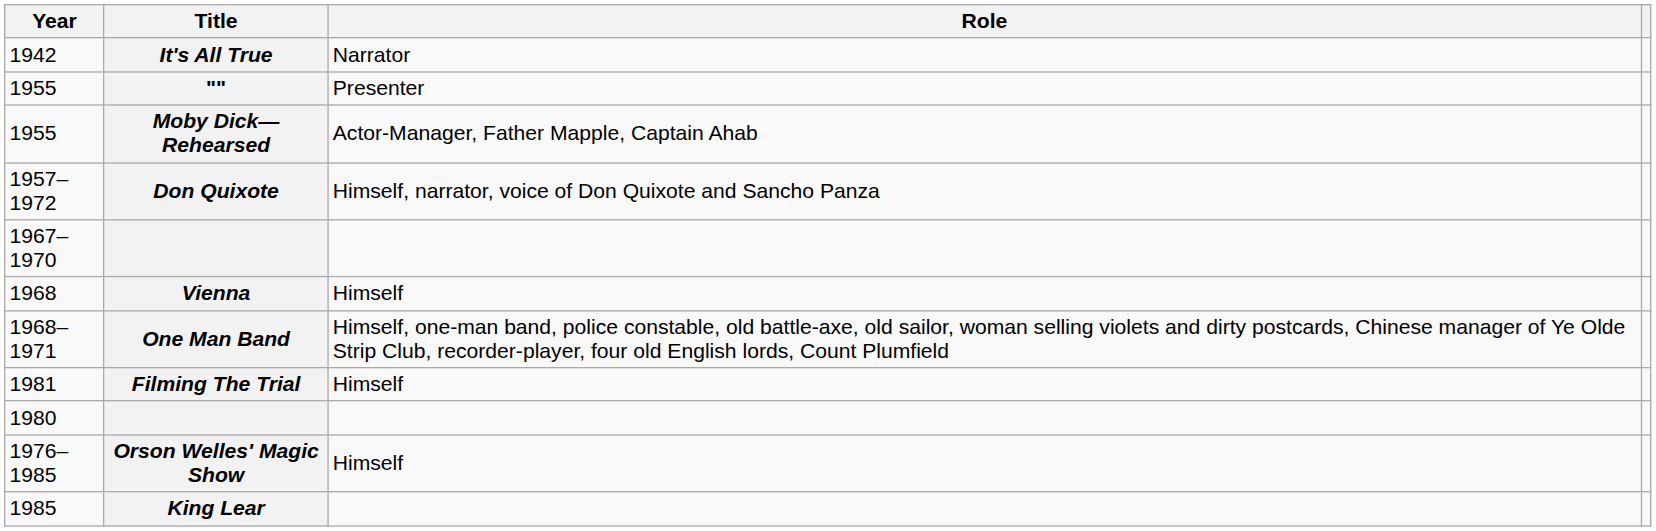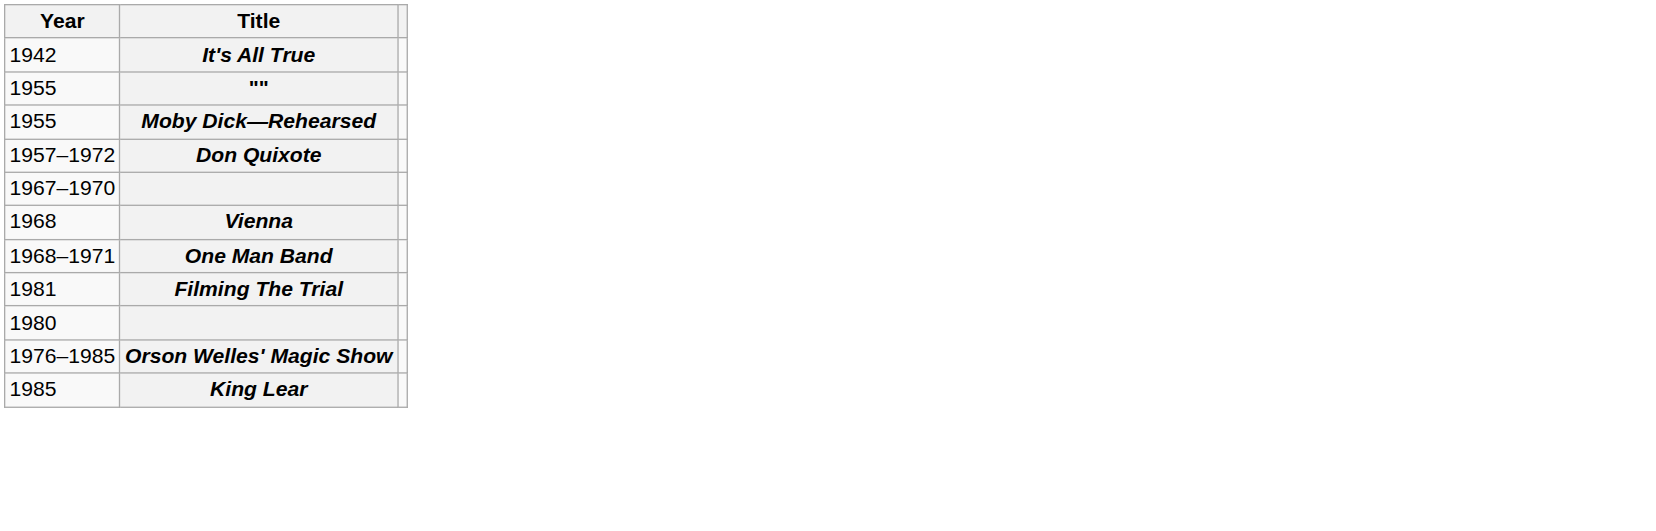- column: (984, 21)
